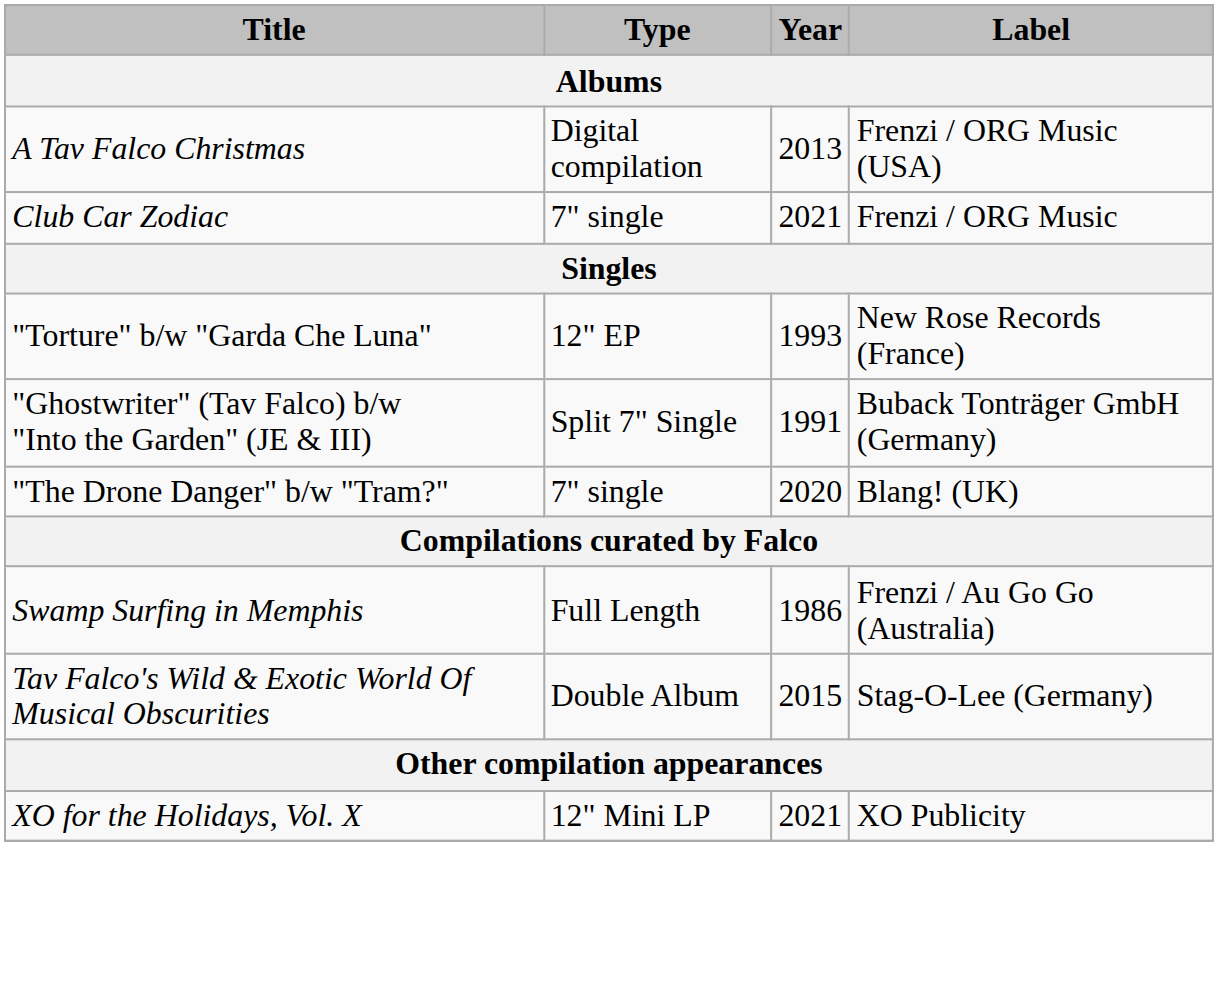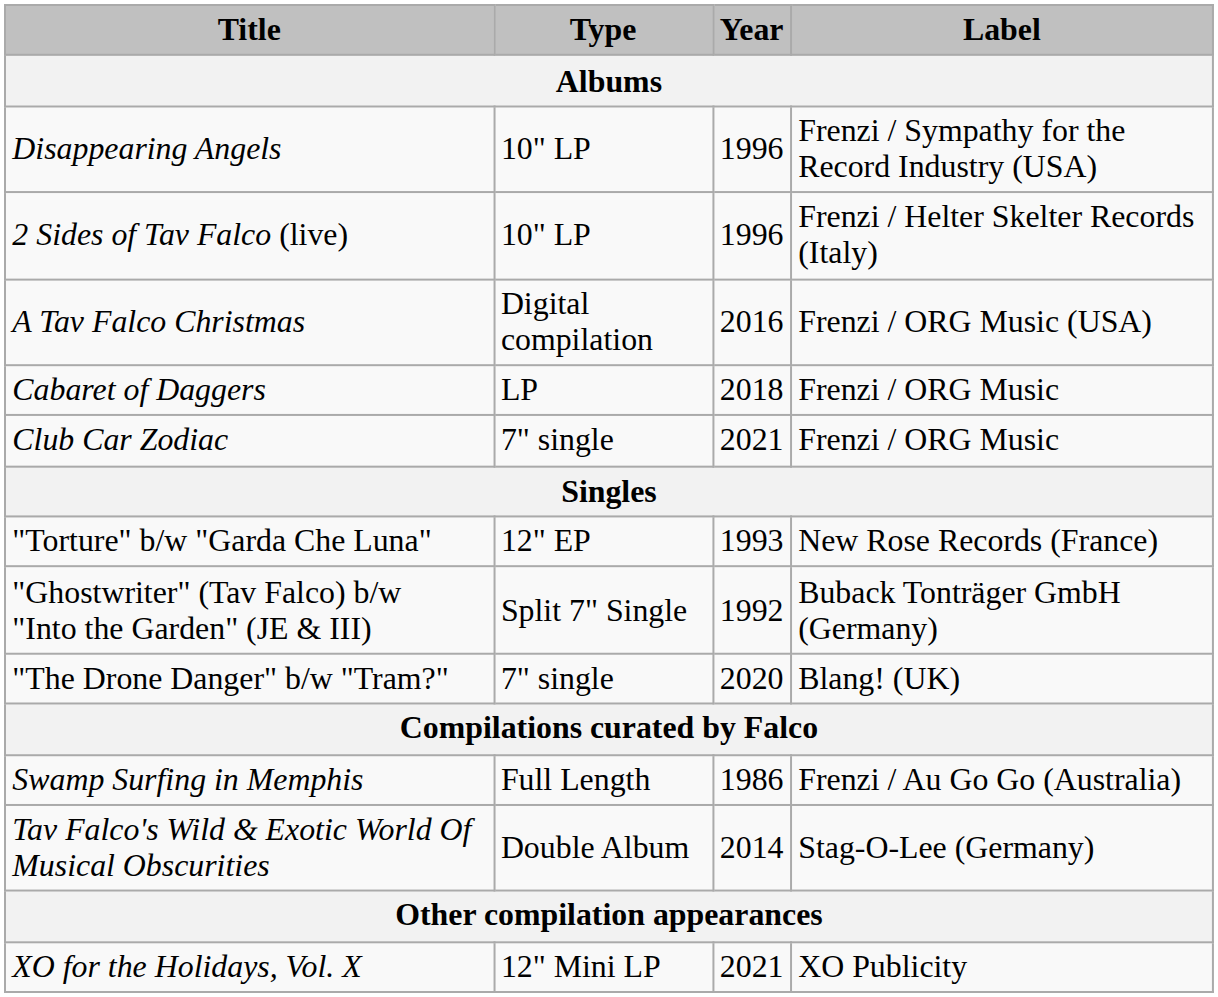+ row: (147, 148)
+ row: (180, 234)
(810, 148) 2013 -> (752, 321) 2016
+ row: (139, 389)
(810, 422) 1991 -> (752, 609) 1992
(810, 695) 2015 -> (752, 847) 2014
